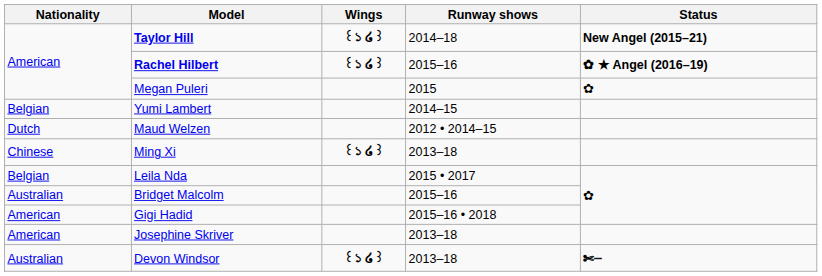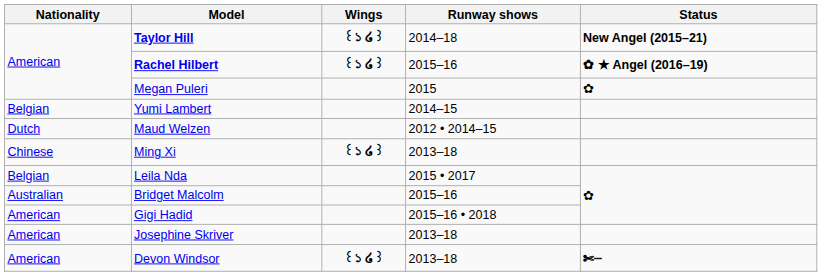(35, 258) Australian -> (34, 258) American
